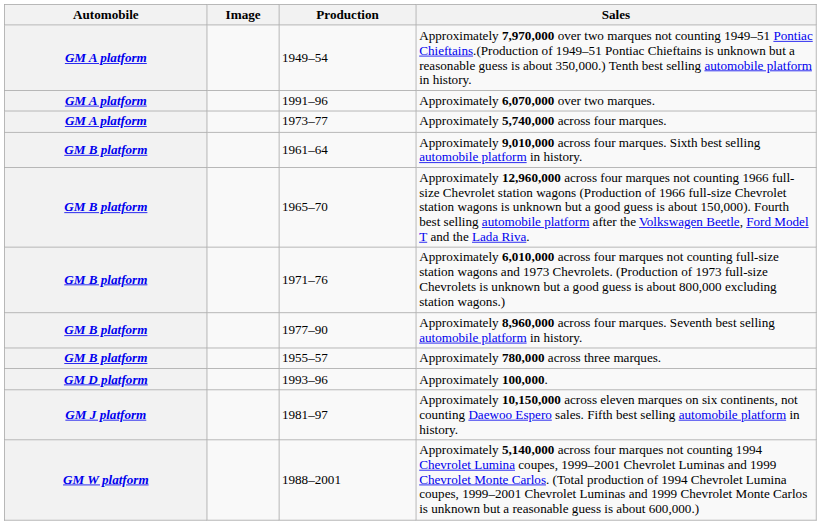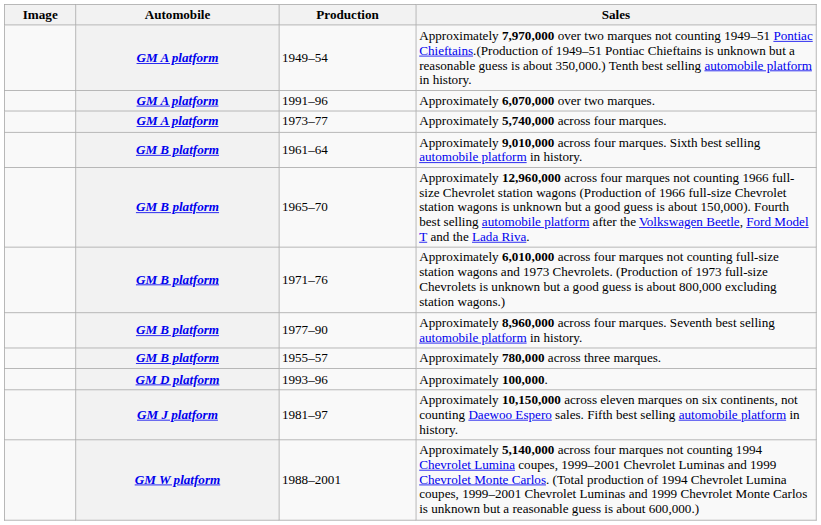columns swapped: (243, 14) <-> (106, 14)
